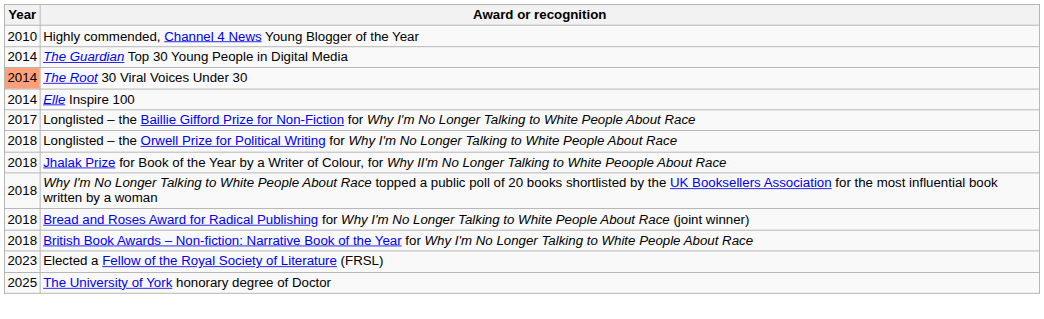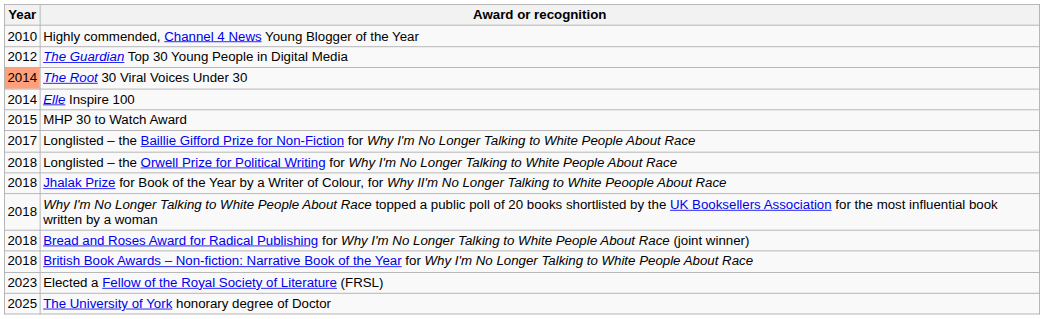(22, 57) 2014 -> (22, 57) 2012
+ row: (115, 120)
